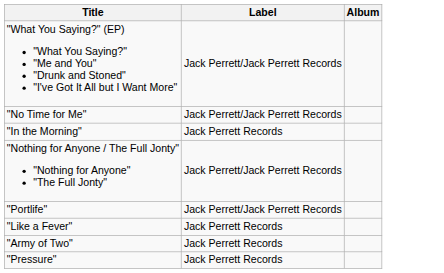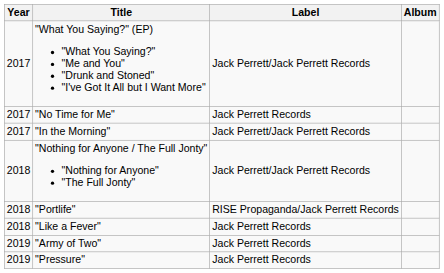+ column: (19, 12)
(263, 115) Jack Perrett/Jack Perrett Records -> (262, 115) Jack Perrett Records
(233, 131) Jack Perrett Records -> (291, 131) Jack Perrett/Jack Perrett Records
(263, 210) Jack Perrett/Jack Perrett Records -> (306, 210) RISE Propaganda/Jack Perrett Records
